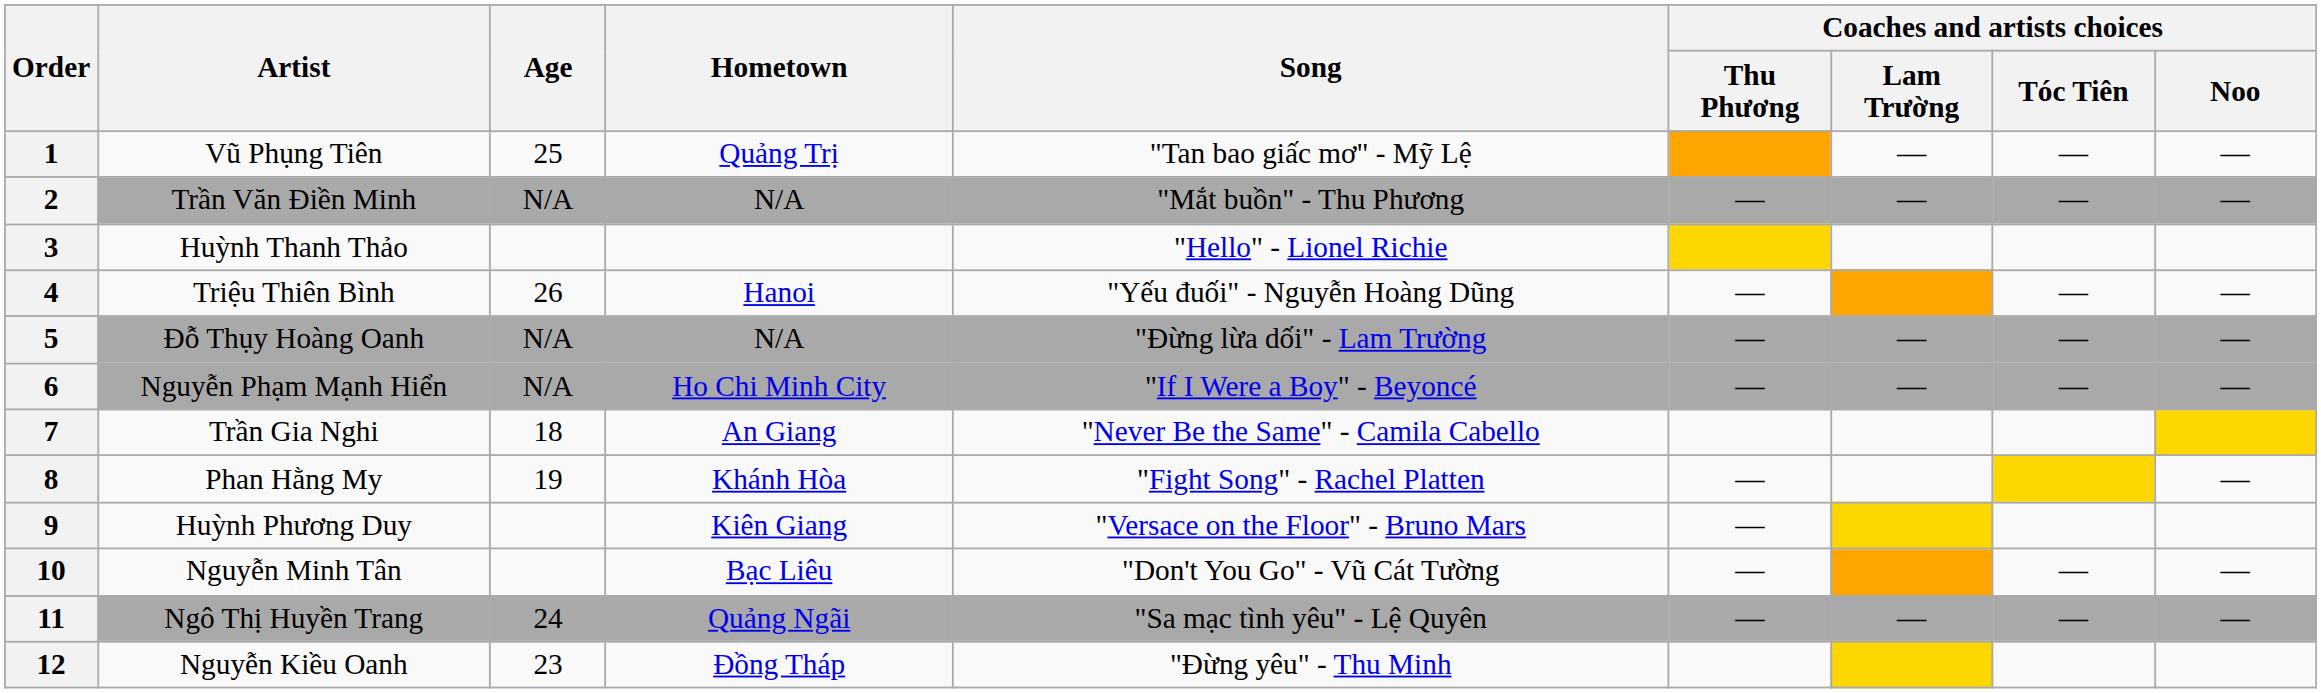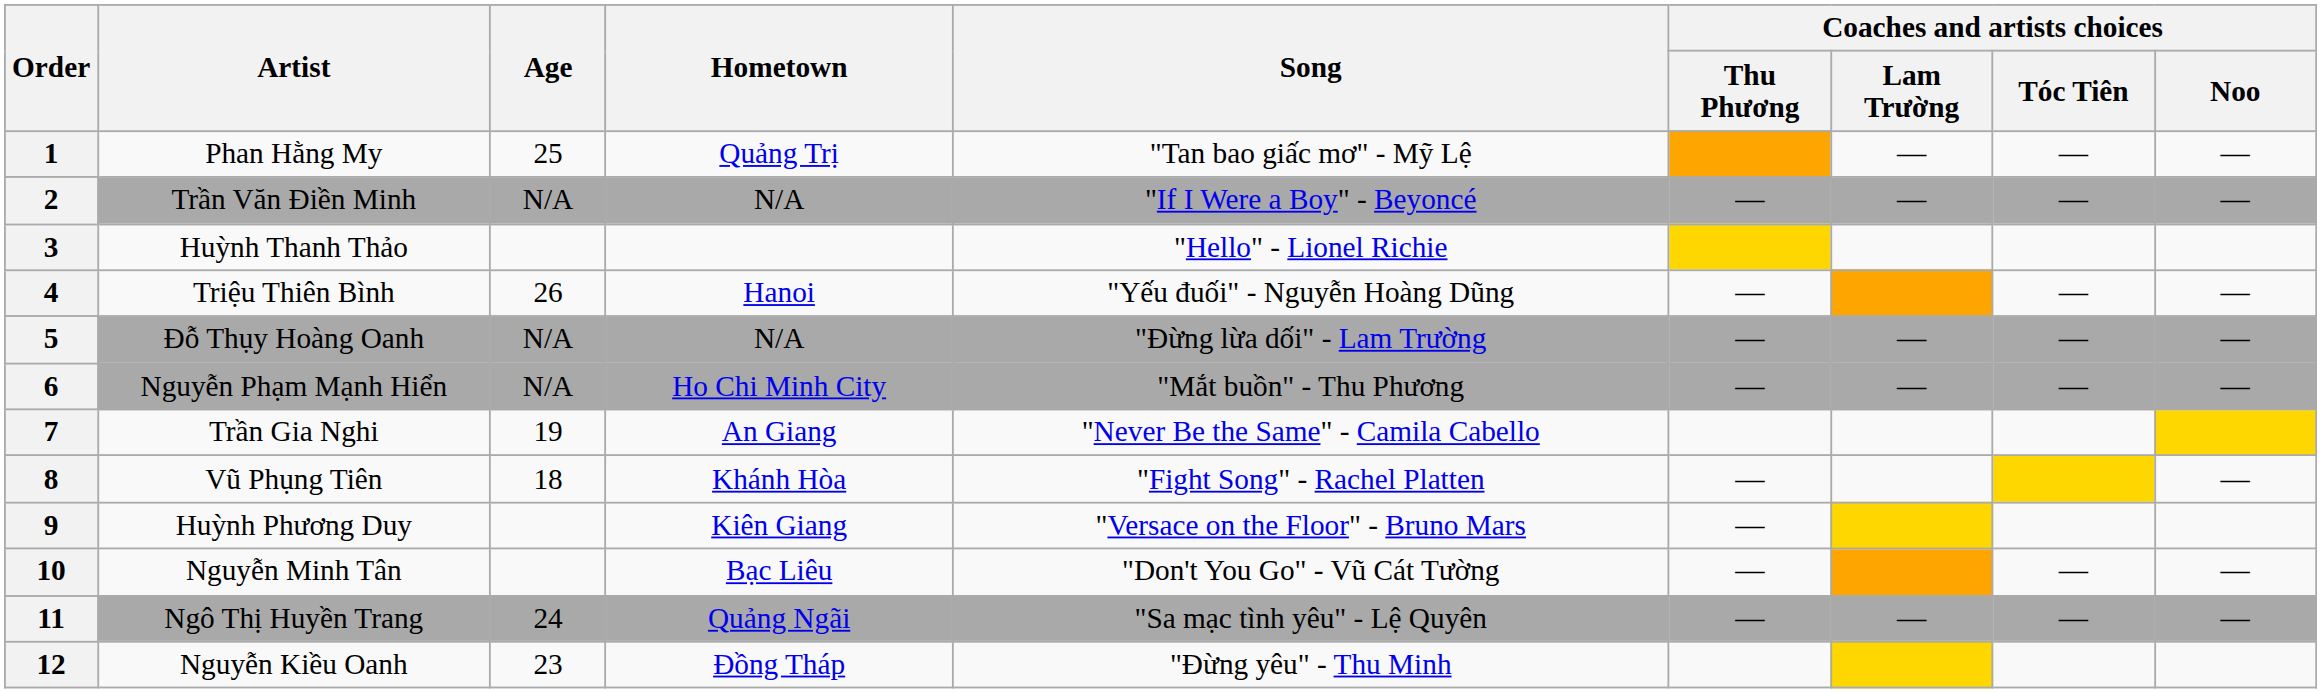(294, 153) Vũ Phụng Tiên -> (294, 153) Phan Hằng My
(1311, 199) "Mắt buồn" - Thu Phương -> (1311, 199) "If I Were a Boy" - Beyoncé
(1311, 385) "If I Were a Boy" - Beyoncé -> (1311, 385) "Mắt buồn" - Thu Phương
(548, 432) 18 -> (548, 432) 19
(294, 478) Phan Hằng My -> (294, 478) Vũ Phụng Tiên
(548, 478) 19 -> (548, 478) 18
